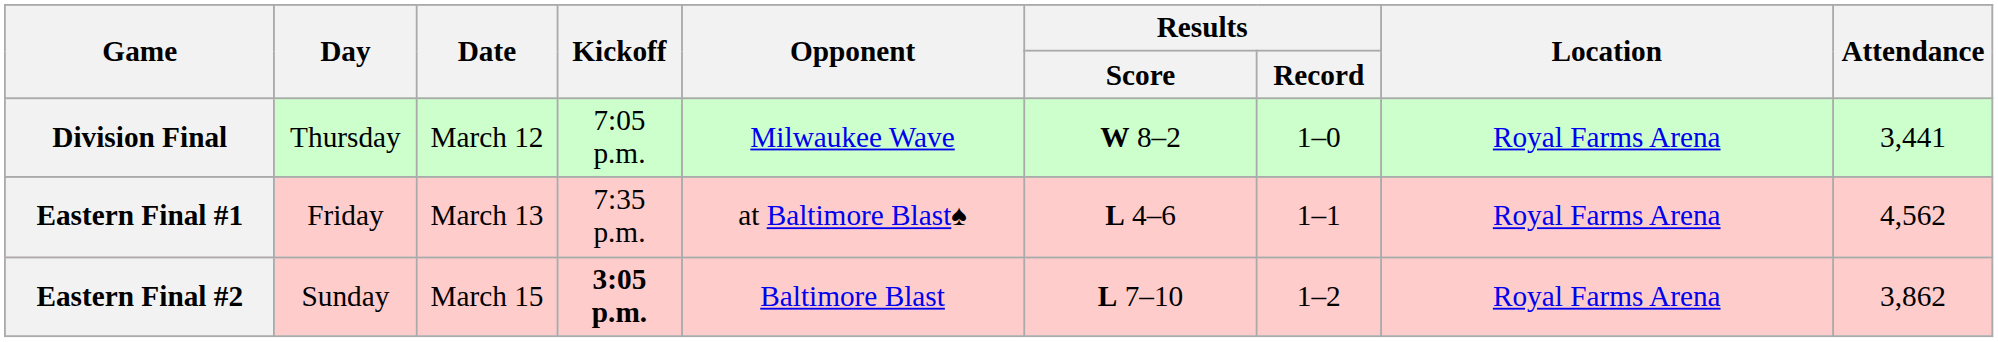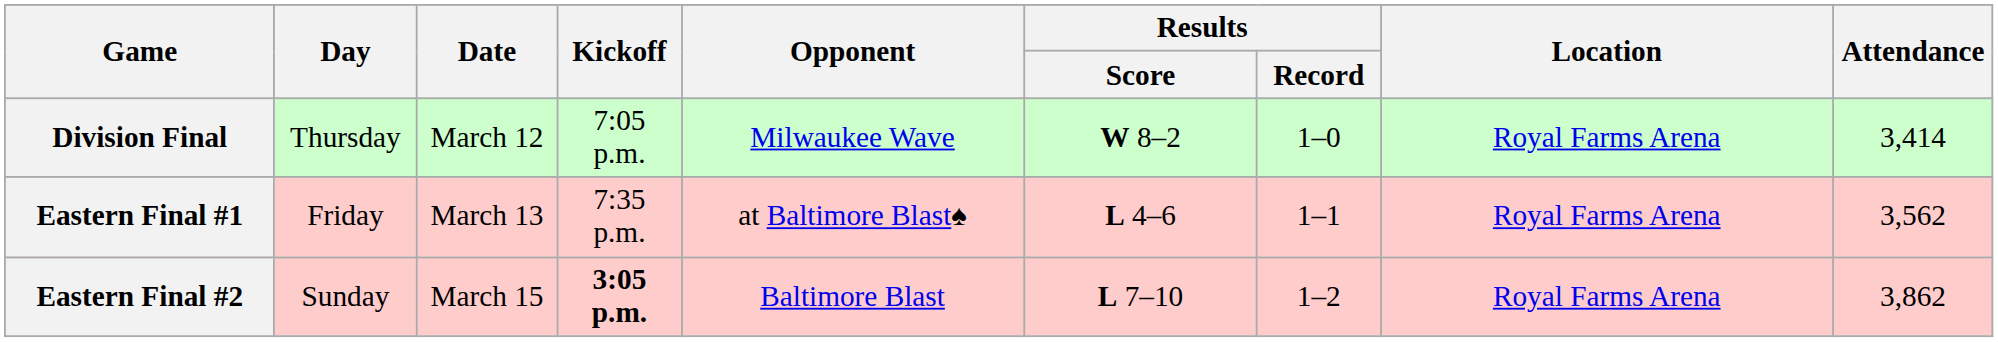(1913, 137) 3,441 -> (1913, 137) 3,414
(1913, 216) 4,562 -> (1913, 216) 3,562
